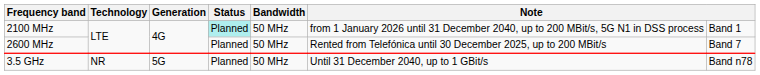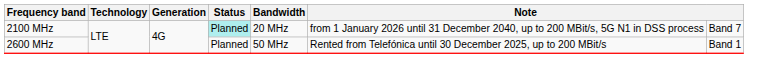(271, 28) 50 MHz -> (271, 28) 20 MHz
(725, 28) Band 1 -> (725, 28) Band 7
(725, 45) Band 7 -> (725, 45) Band 1
- row: (25, 61)
